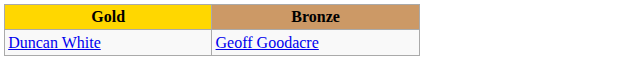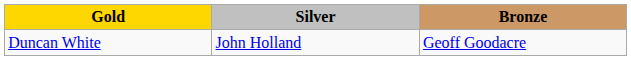+ column: (316, 17)
